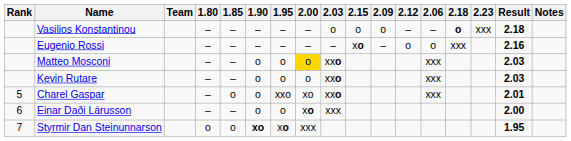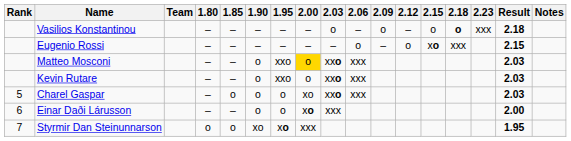columns swapped: (433, 12) <-> (358, 12)
(514, 45) 2.16 -> (514, 45) 2.15
(283, 62) o -> (283, 62) xxo
(283, 78) o -> (283, 78) xxo
(283, 95) xxo -> (283, 95) o
(514, 95) 2.01 -> (514, 95) 2.03
(258, 128) bold -> (258, 128) normal
